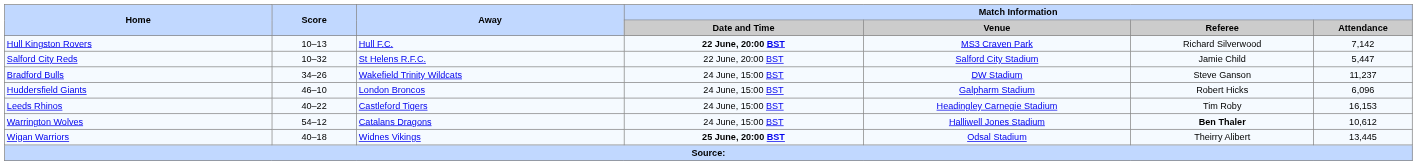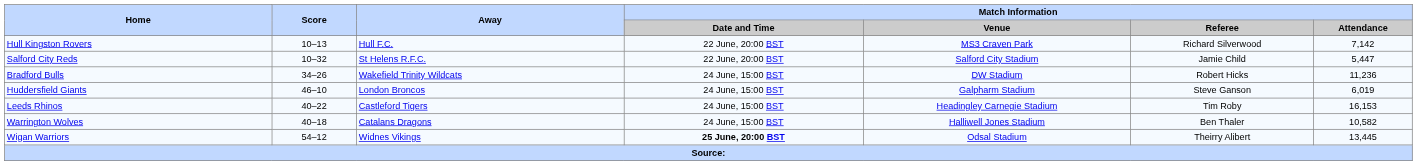(744, 43) bold -> (743, 43) normal
(1222, 75) Steve Ganson -> (1222, 75) Robert Hicks
(1363, 75) 11,237 -> (1363, 75) 11,236
(1222, 90) Robert Hicks -> (1222, 90) Steve Ganson
(1363, 90) 6,096 -> (1363, 90) 6,019
(314, 122) 54–12 -> (314, 122) 40–18
(1222, 122) bold -> (1222, 122) normal
(1363, 122) 10,612 -> (1363, 122) 10,582
(314, 137) 40–18 -> (314, 137) 54–12
